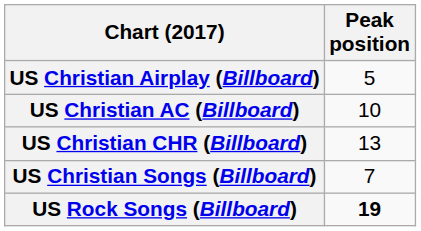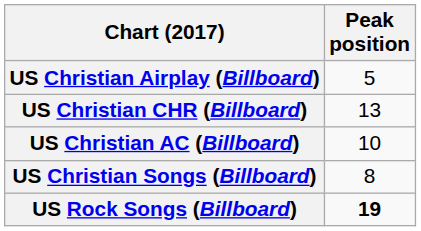rows swapped: (165, 110) <-> (164, 143)
(370, 176) 7 -> (370, 176) 8
